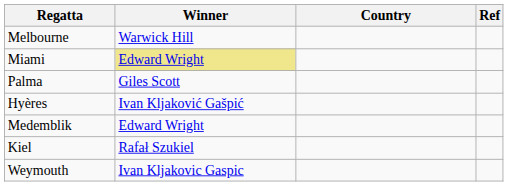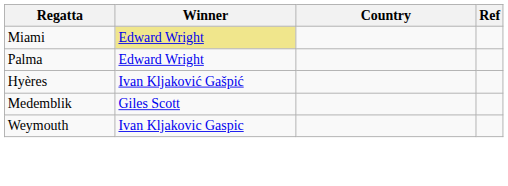- row: (38, 37)
(149, 81) Giles Scott -> (161, 59) Edward Wright
(161, 125) Edward Wright -> (149, 103) Giles Scott
- row: (20, 147)
